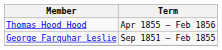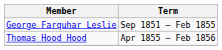rows swapped: (61, 38) <-> (46, 25)
